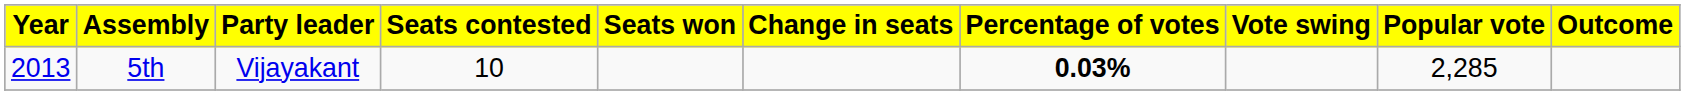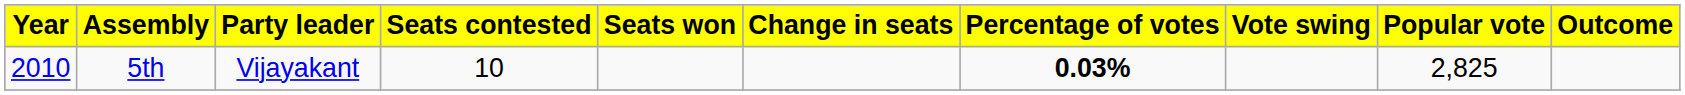(41, 68) 2013 -> (41, 68) 2010
(1464, 68) 2,285 -> (1464, 68) 2,825
